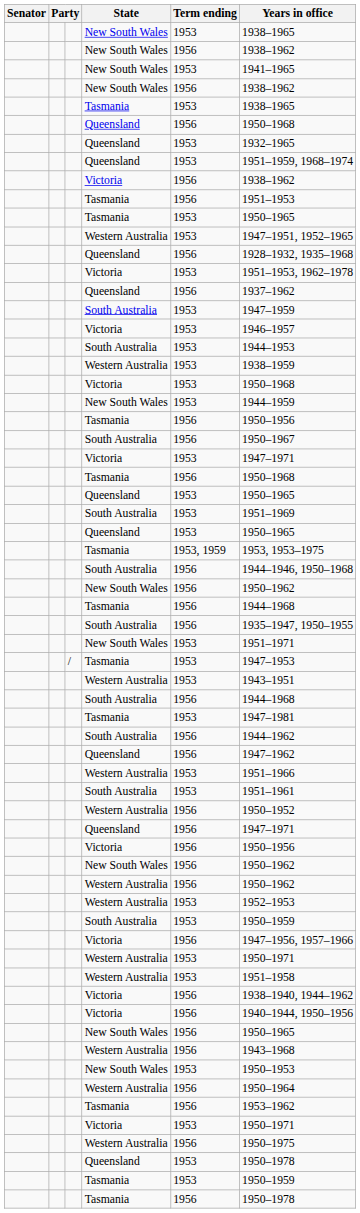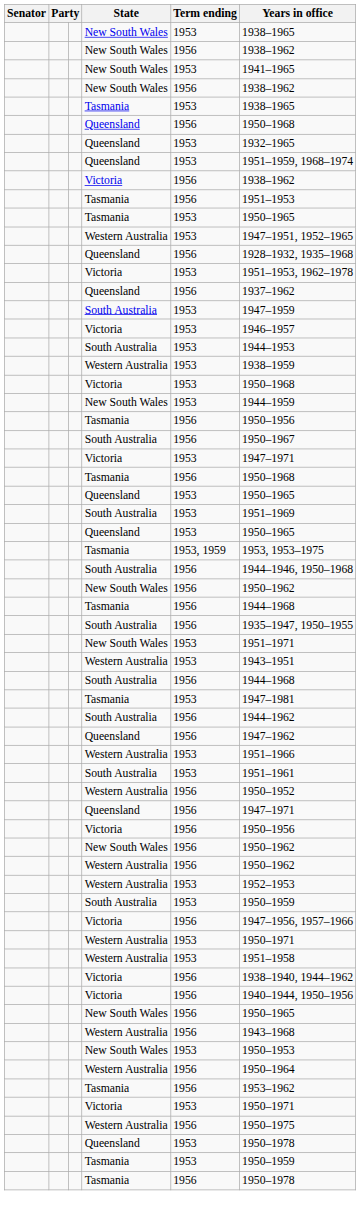- row: (69, 662)
